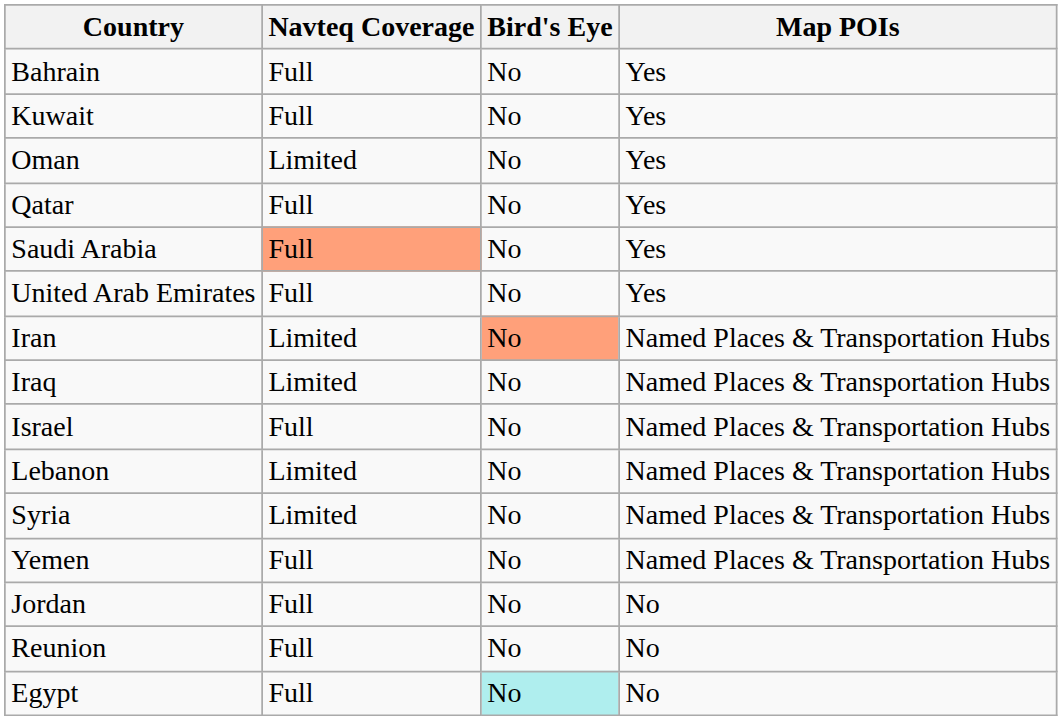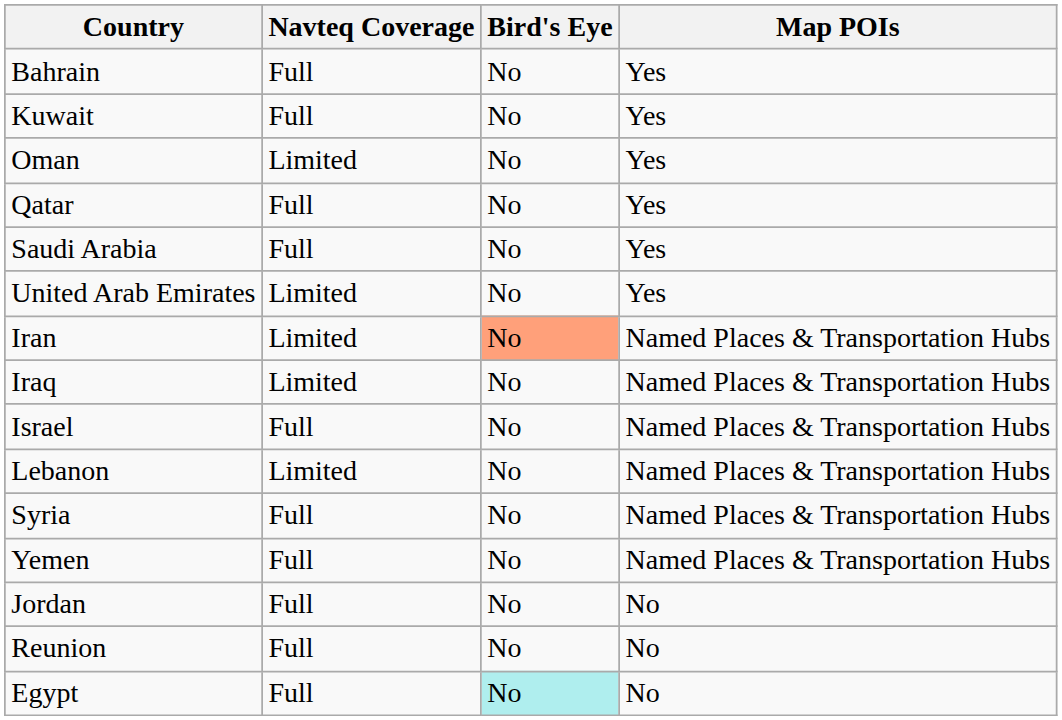(291, 248) lightsalmon background -> (291, 248) no background
(291, 293) Full -> (313, 293) Limited
(313, 515) Limited -> (291, 515) Full
